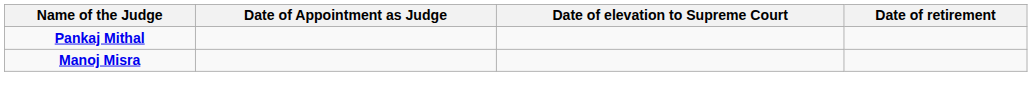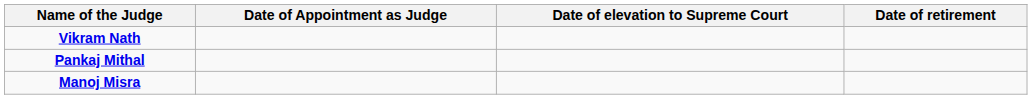+ row: (100, 37)
